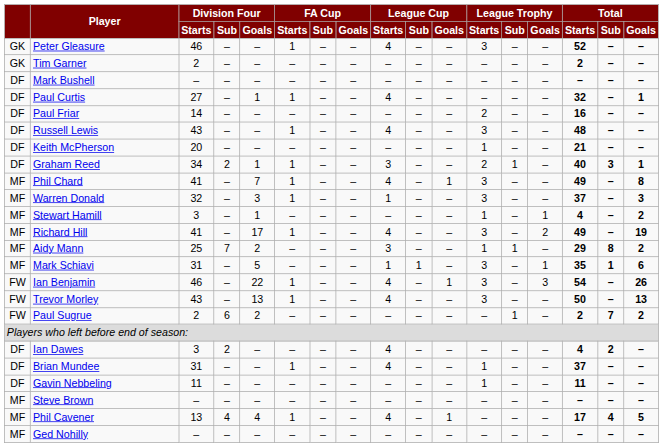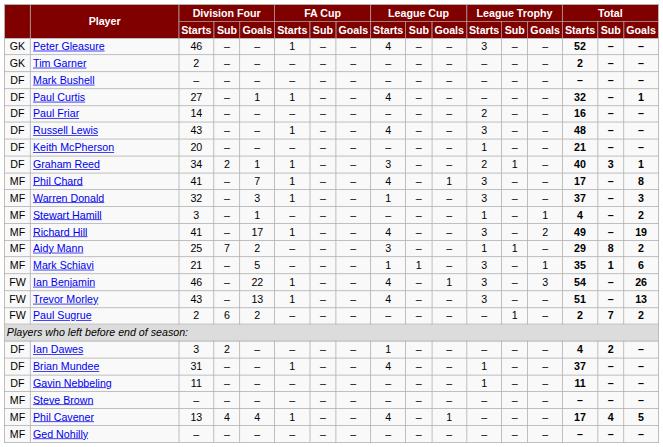(580, 182) 49 -> (580, 182) 17
(196, 266) 31 -> (196, 266) 21
(580, 299) 50 -> (580, 299) 51
(388, 350) 4 -> (388, 350) 1
